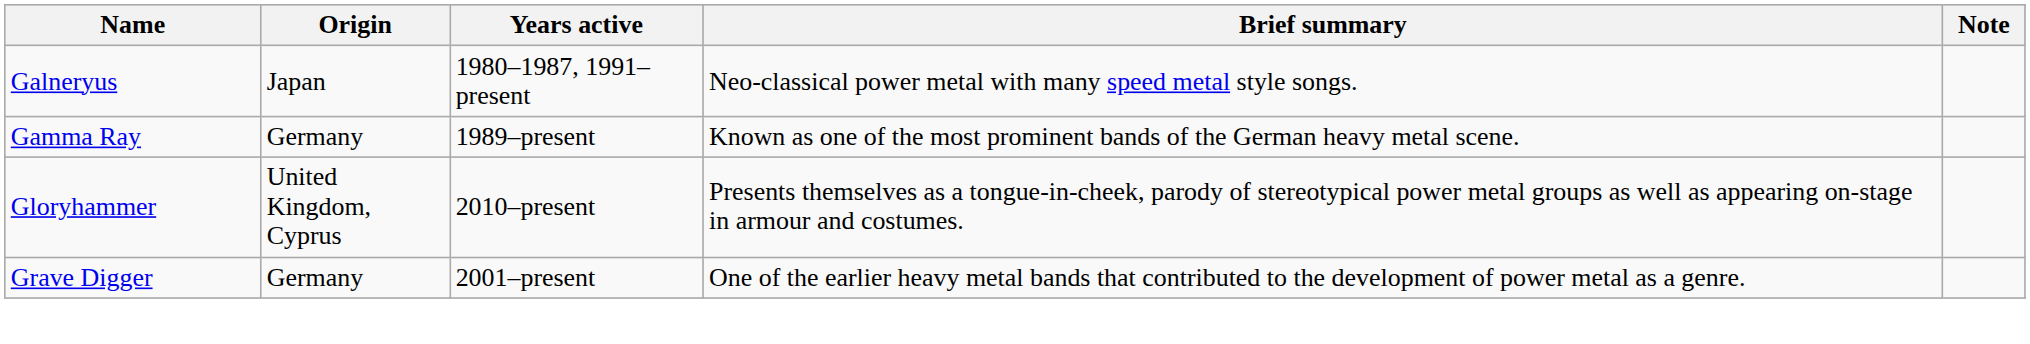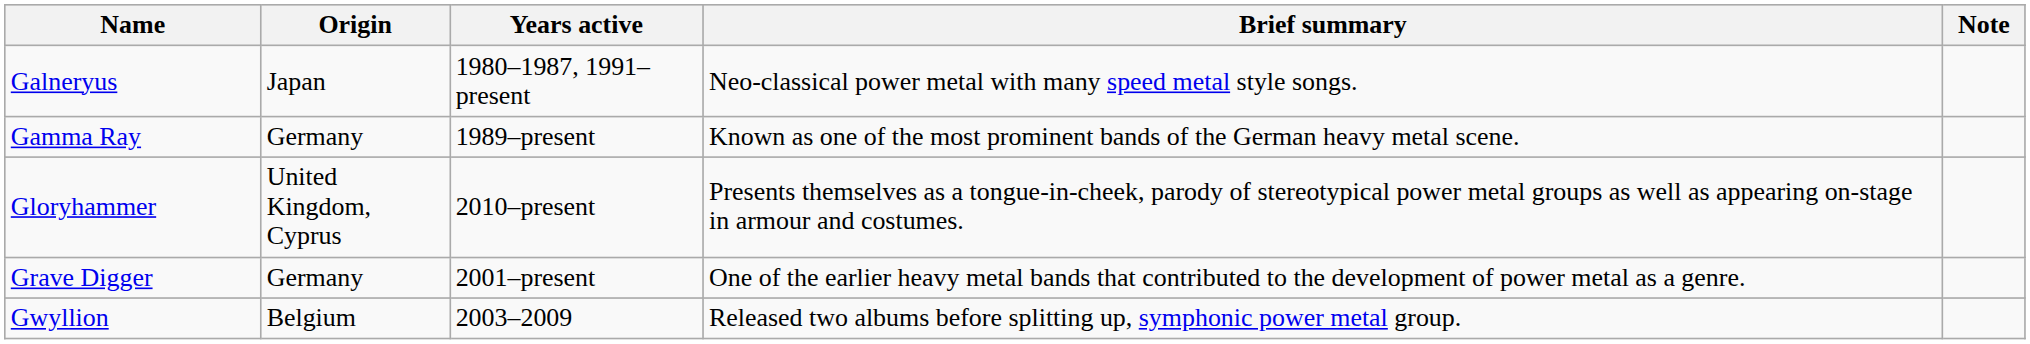+ row: (60, 318)
